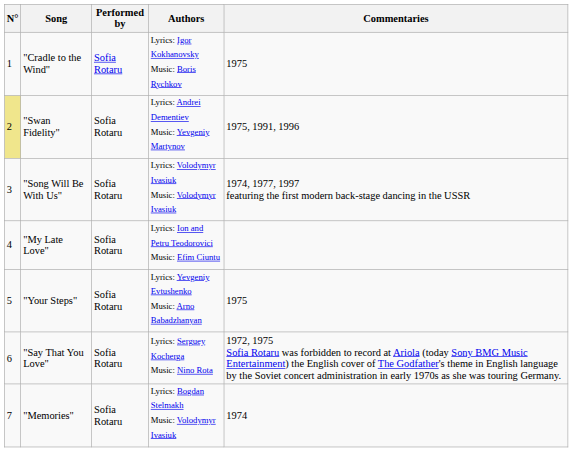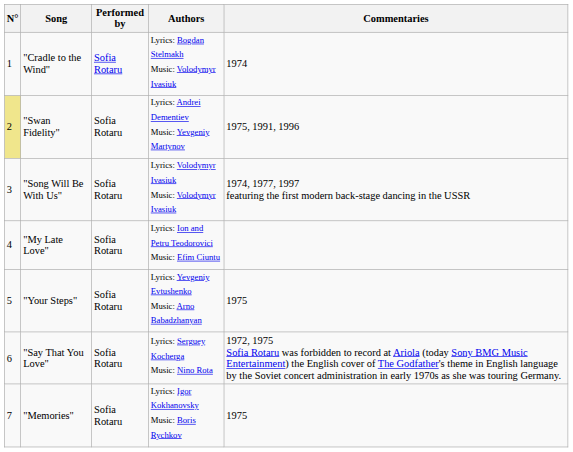(175, 62) Lyrics: Igor Kokhanovsky Music: Boris Rychkov -> (183, 62) Lyrics: Bogdan Stelmakh Music: Volodymyr Ivasiuk
(237, 64) 1975 -> (237, 64) 1974
(183, 413) Lyrics: Bogdan Stelmakh Music: Volodymyr Ivasiuk -> (175, 413) Lyrics: Igor Kokhanovsky Music: Boris Rychkov
(237, 415) 1974 -> (237, 415) 1975
